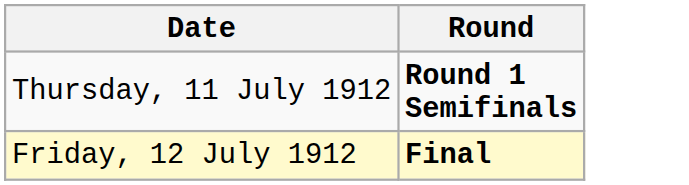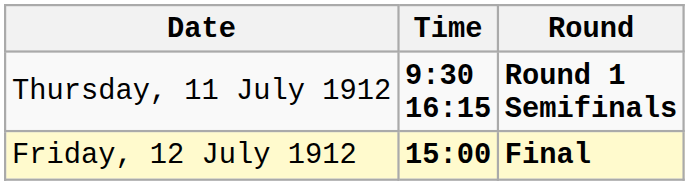+ column: (448, 29)
